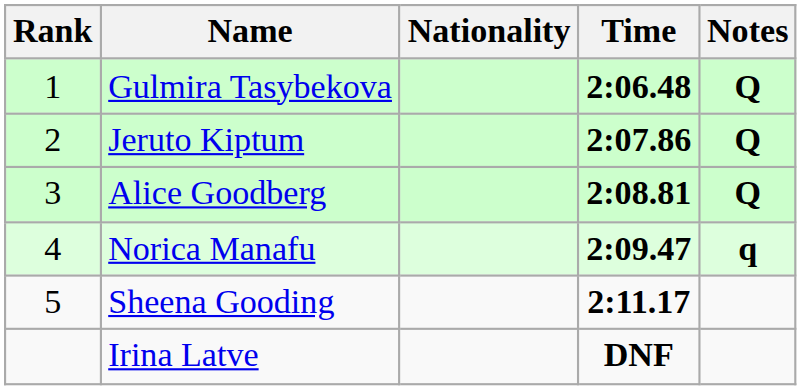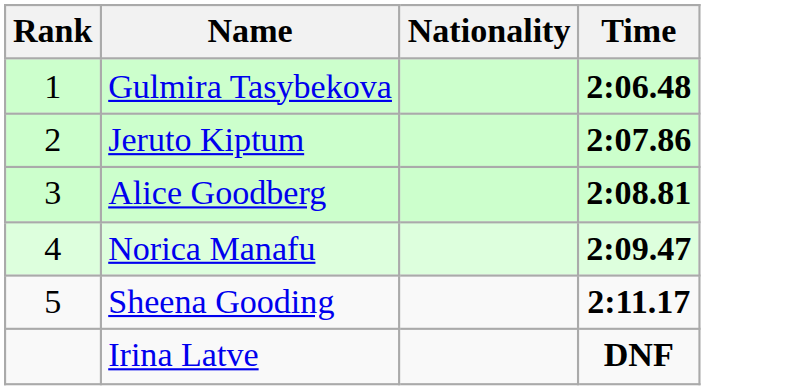- column: (748, 31)
